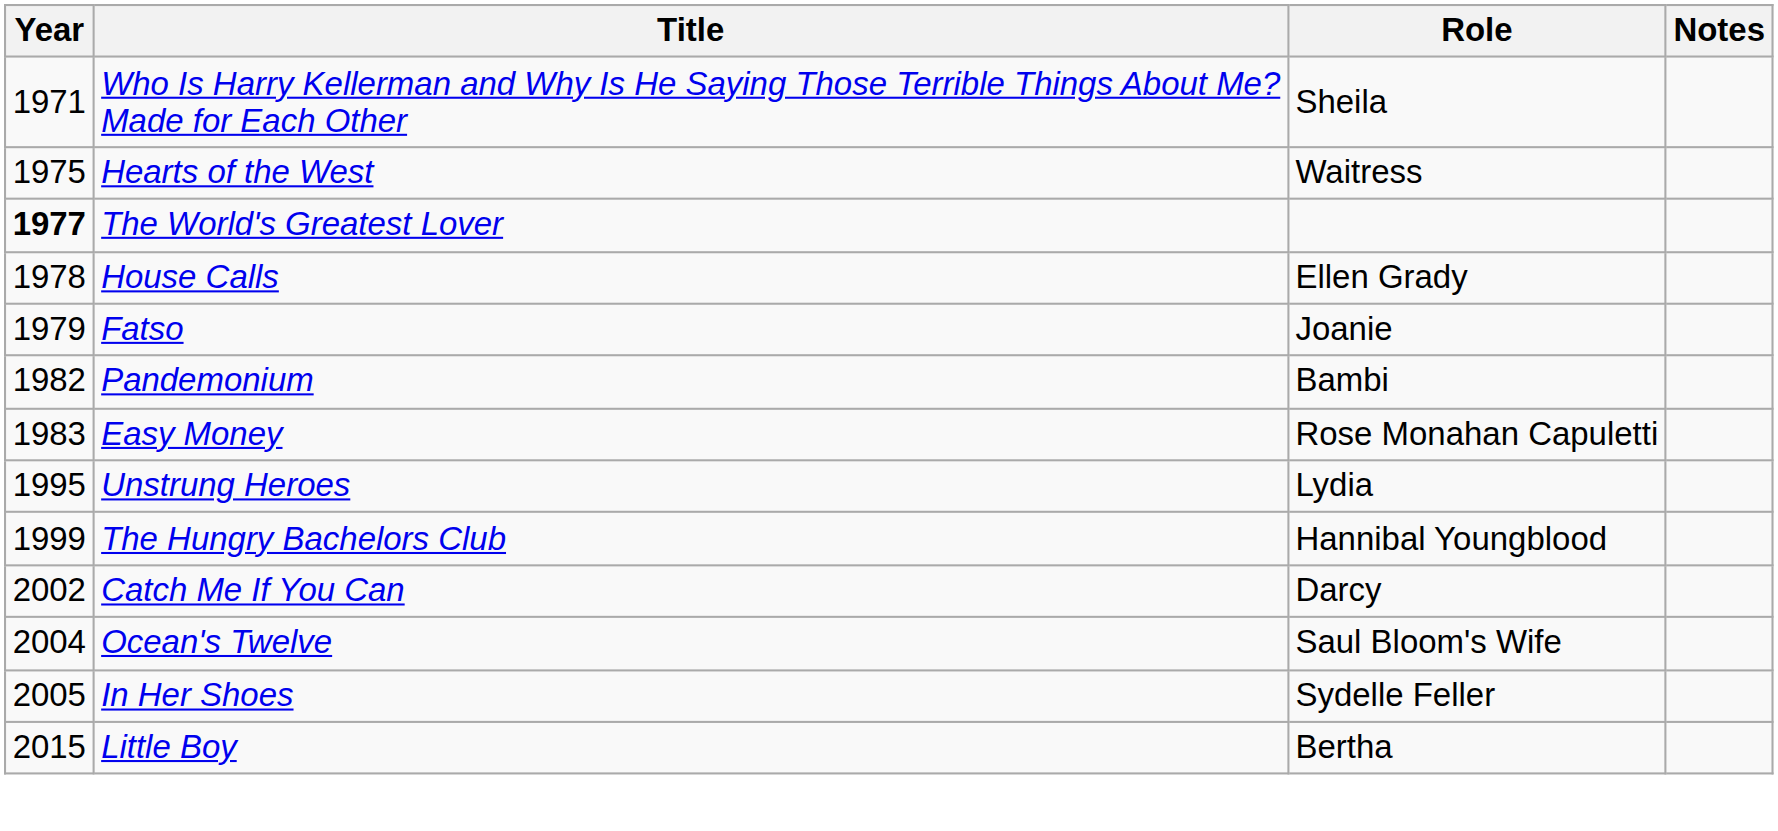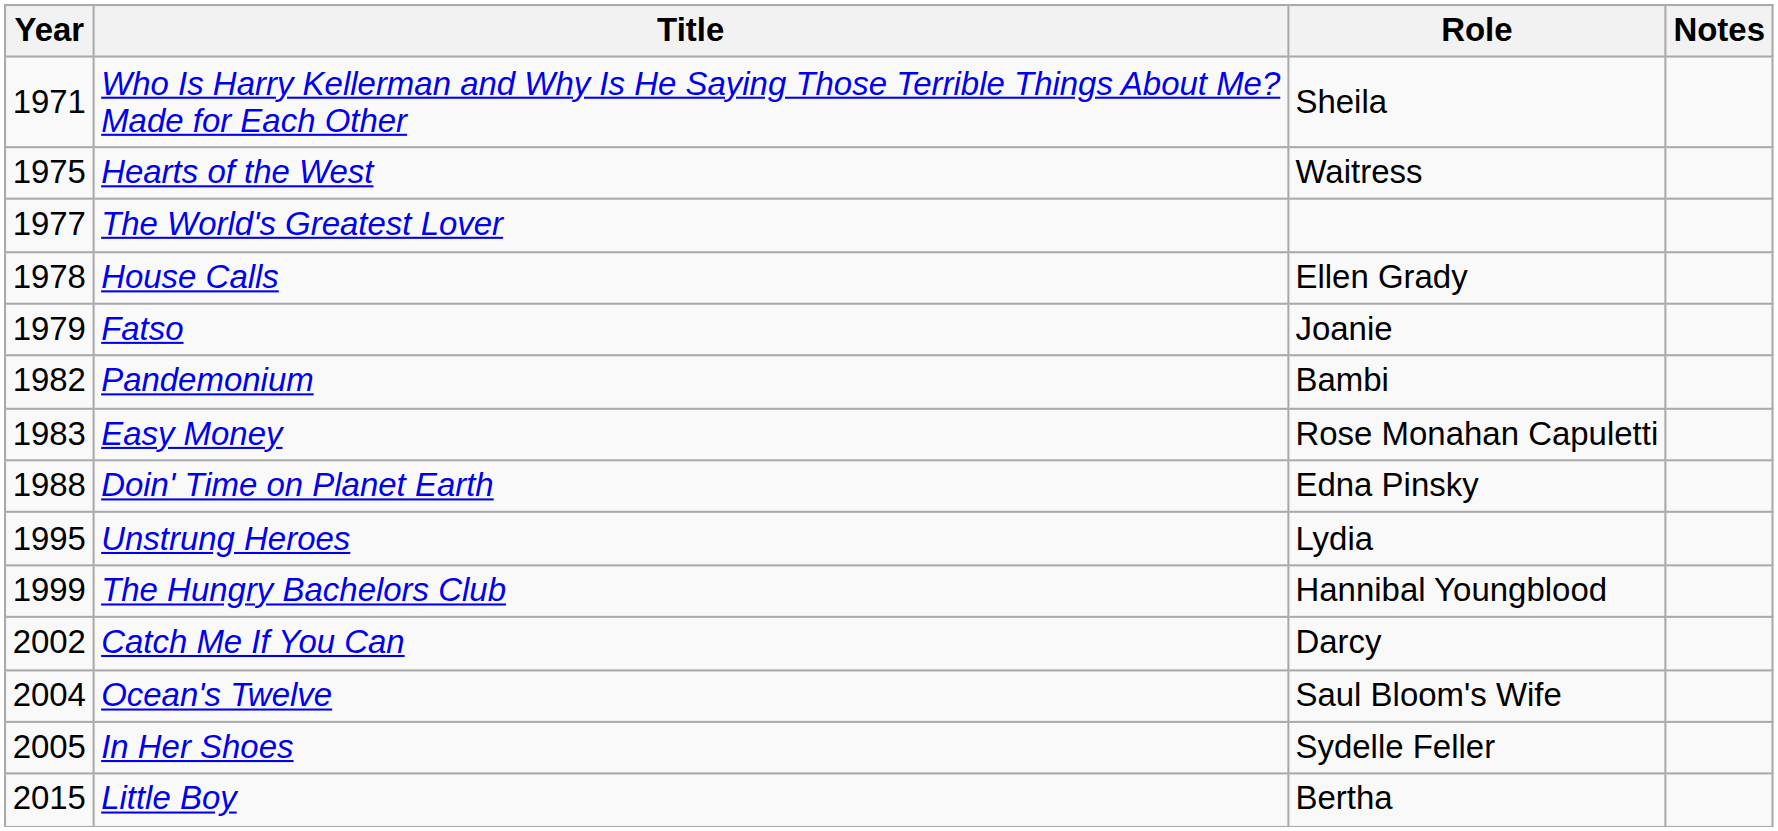(49, 224) bold -> (49, 224) normal
+ row: (297, 485)
